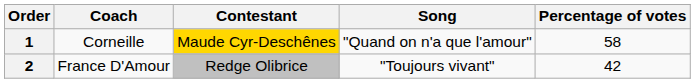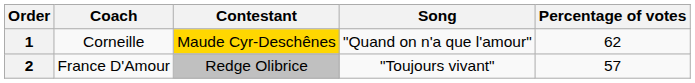(613, 41) 58 -> (613, 41) 62
(613, 66) 42 -> (613, 66) 57
